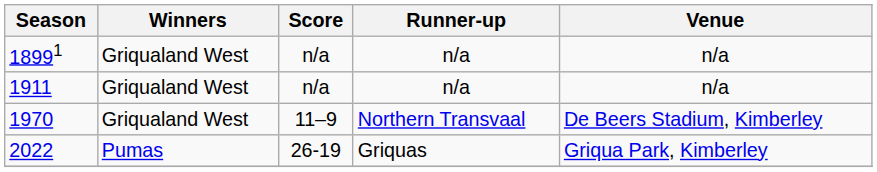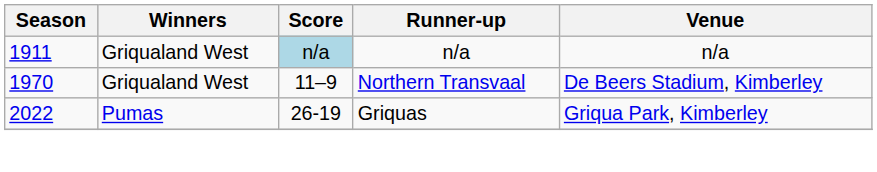- row: (36, 54)
(316, 88) no background -> (316, 52) lightblue background
